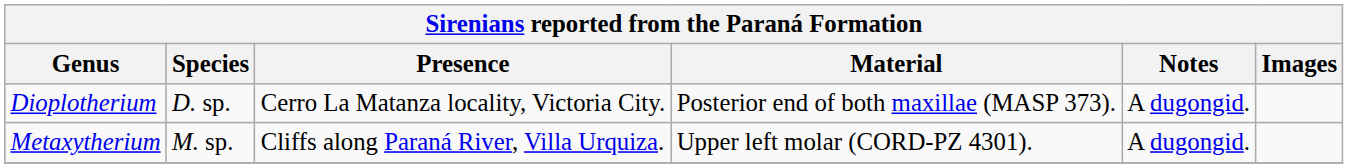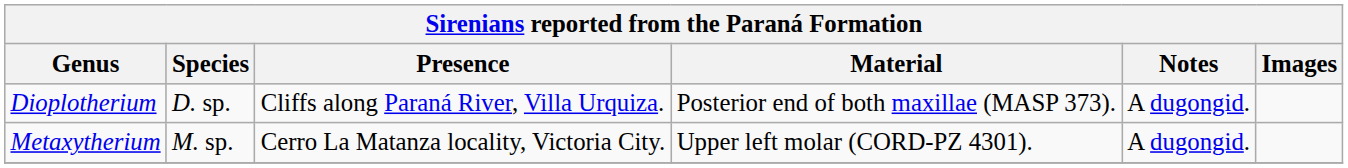(463, 102) Cerro La Matanza locality, Victoria City. -> (462, 102) Cliffs along Paraná River, Villa Urquiza.
(462, 142) Cliffs along Paraná River, Villa Urquiza. -> (463, 142) Cerro La Matanza locality, Victoria City.
